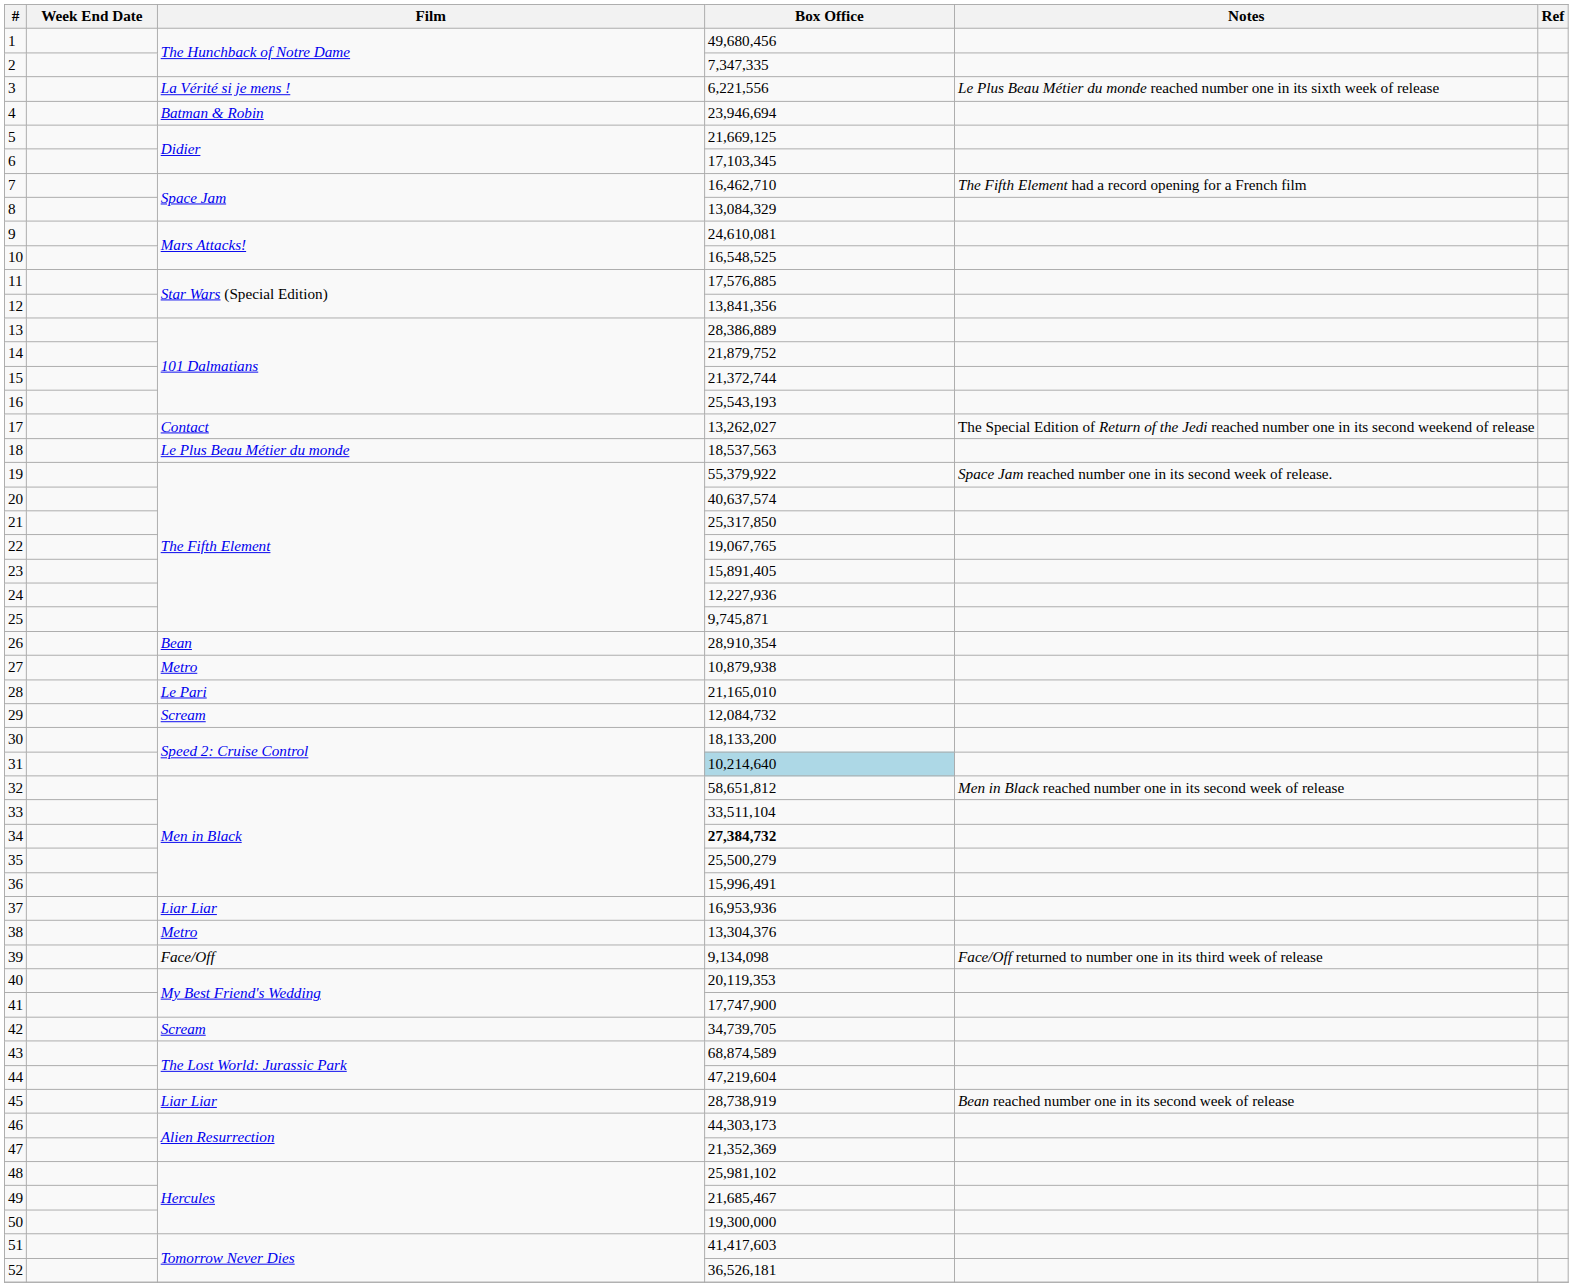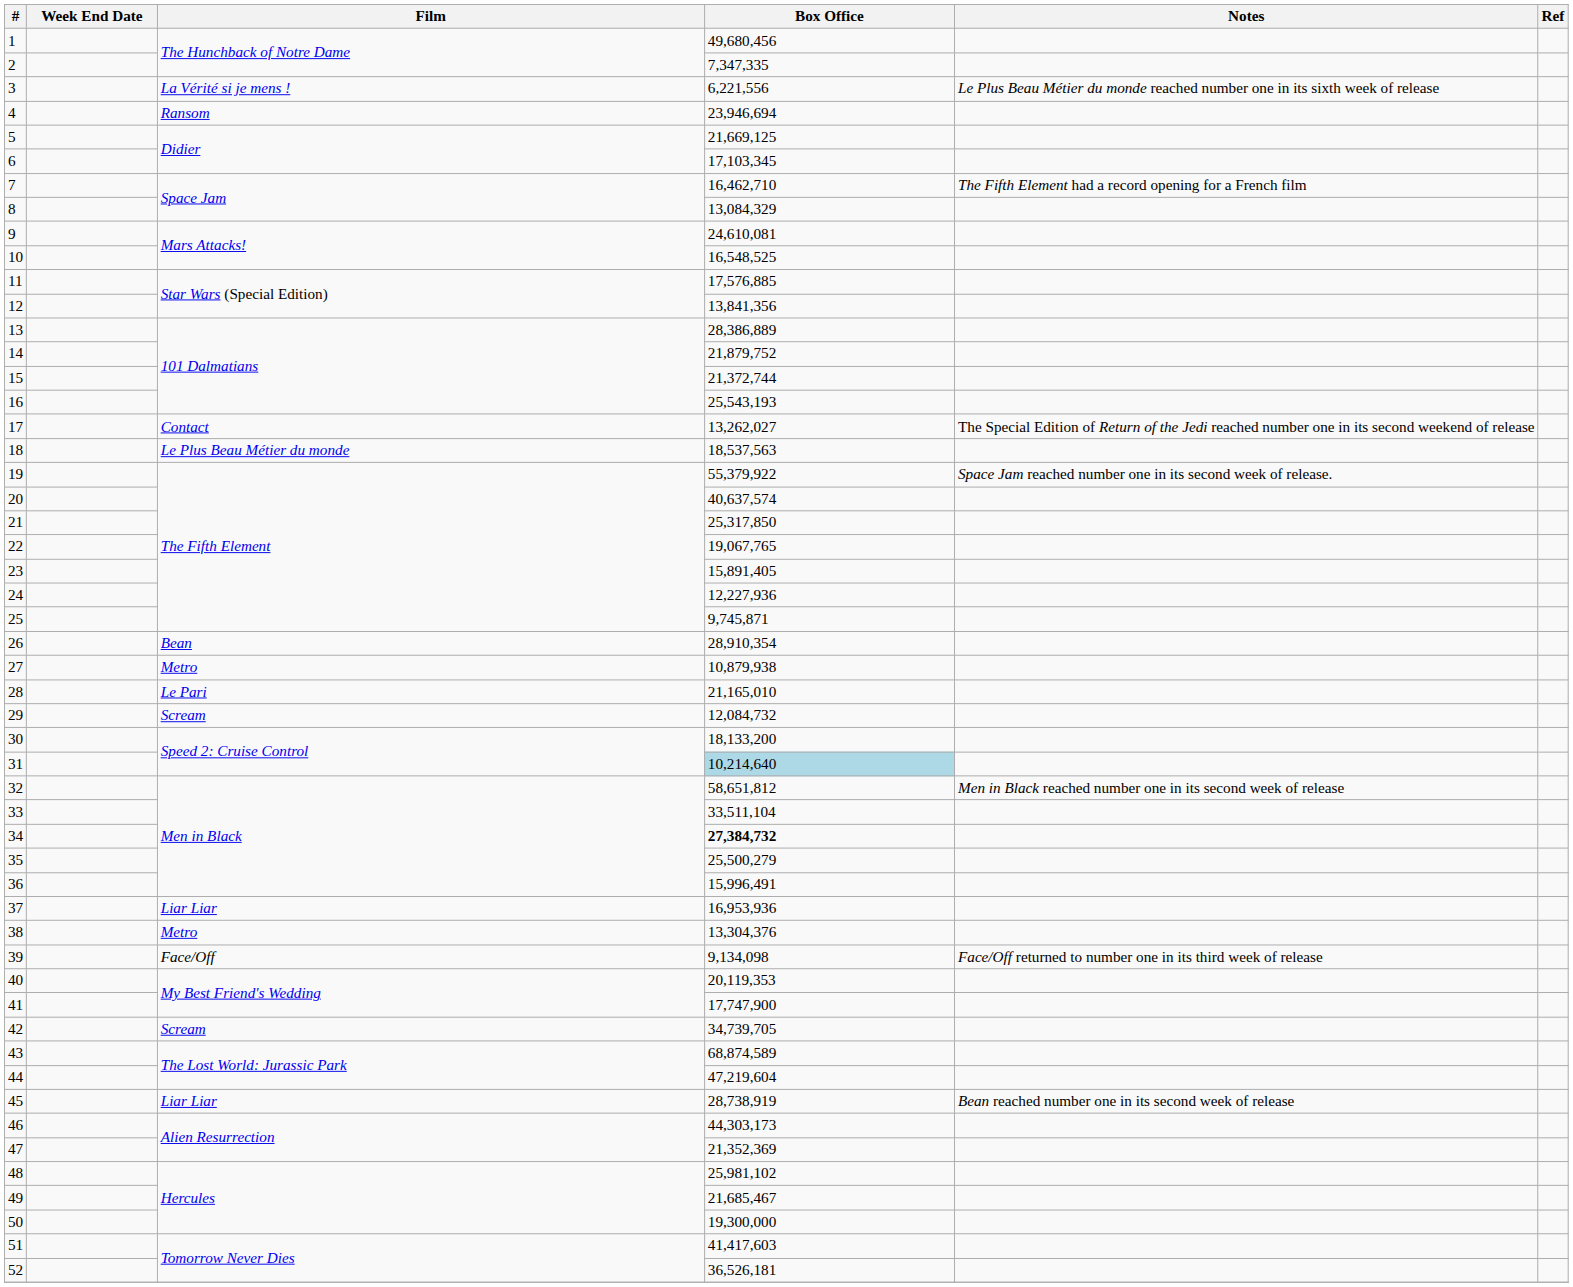(212, 112) Batman & Robin -> (185, 112) Ransom
